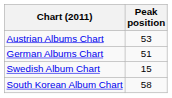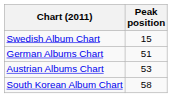rows swapped: (55, 38) <-> (53, 69)
